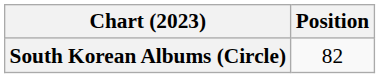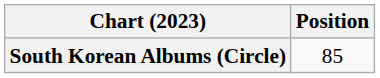(333, 55) 82 -> (333, 55) 85
